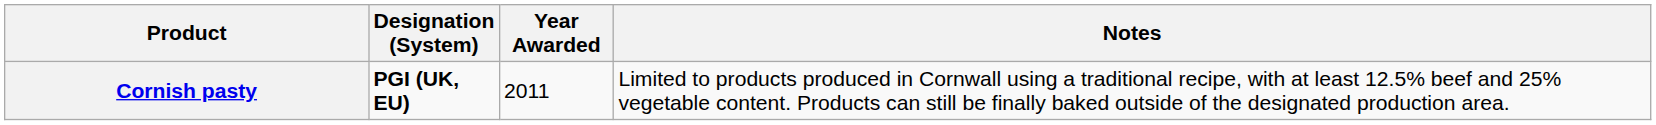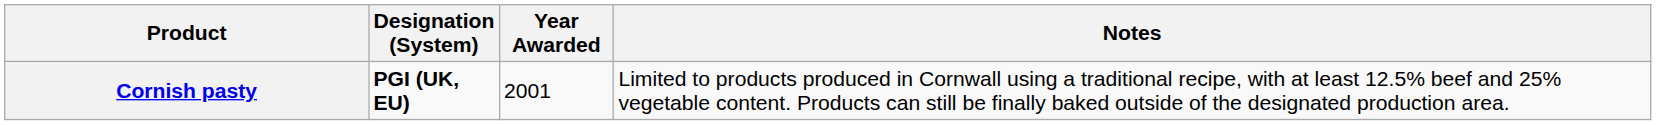(527, 90) 2011 -> (528, 90) 2001
